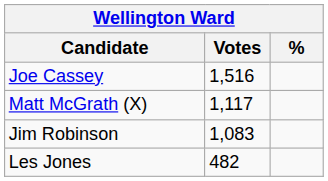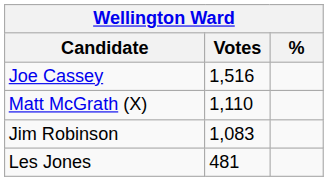(231, 104) 1,117 -> (231, 104) 1,110
(224, 162) 482 -> (224, 162) 481
